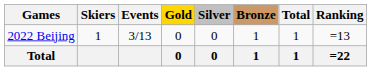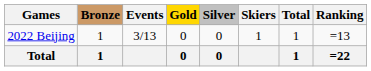columns swapped: (98, 14) <-> (256, 14)
